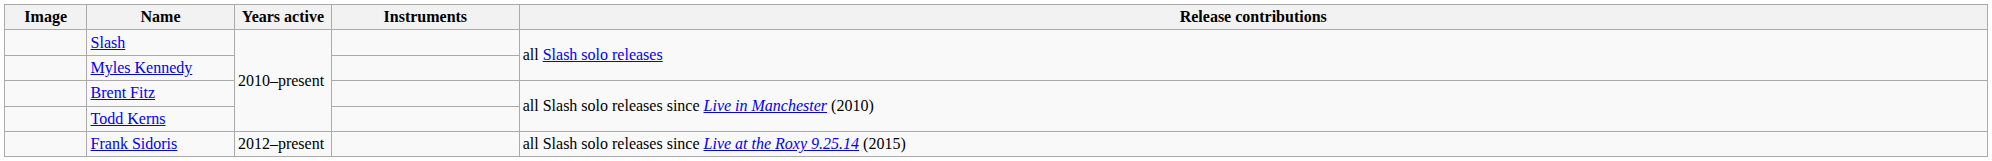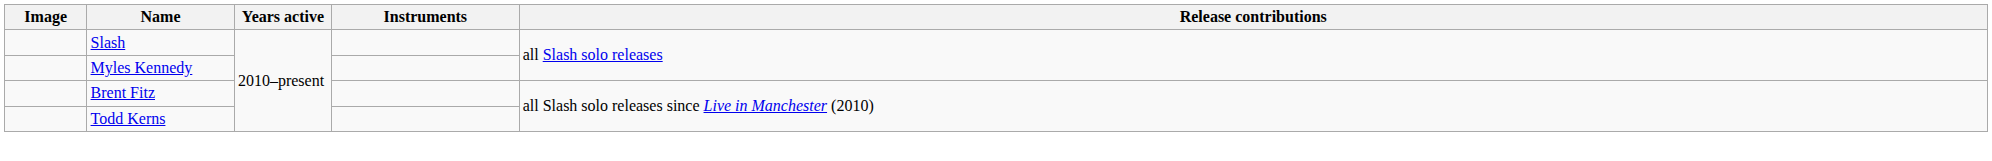- row: (134, 144)
